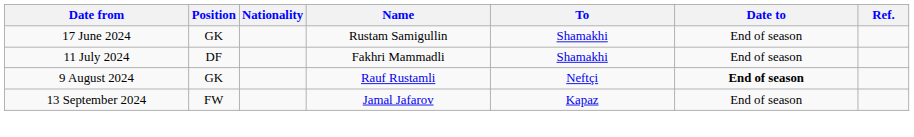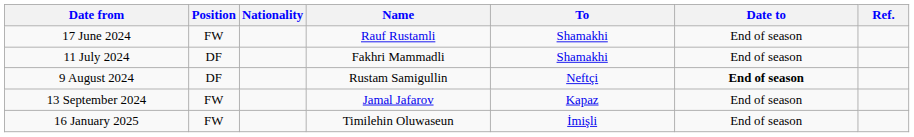(214, 36) GK -> (214, 36) FW
(398, 36) Rustam Samigullin -> (398, 36) Rauf Rustamli
(214, 78) GK -> (214, 78) DF
(398, 78) Rauf Rustamli -> (398, 78) Rustam Samigullin
+ row: (96, 121)
